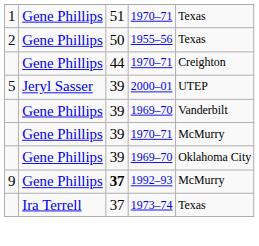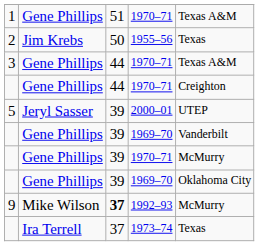(192, 16) Texas -> (207, 16) Texas A&M
(62, 39) Gene Phillips -> (53, 39) Jim Krebs
+ row: (12, 63)
(62, 181) Gene Phillips -> (61, 205) Mike Wilson
